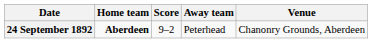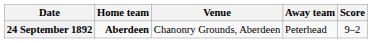columns swapped: (166, 12) <-> (302, 12)
